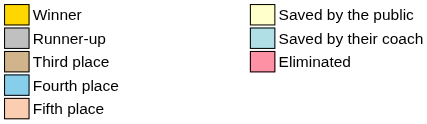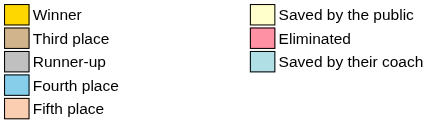rows swapped: (69, 38) <-> (71, 62)
